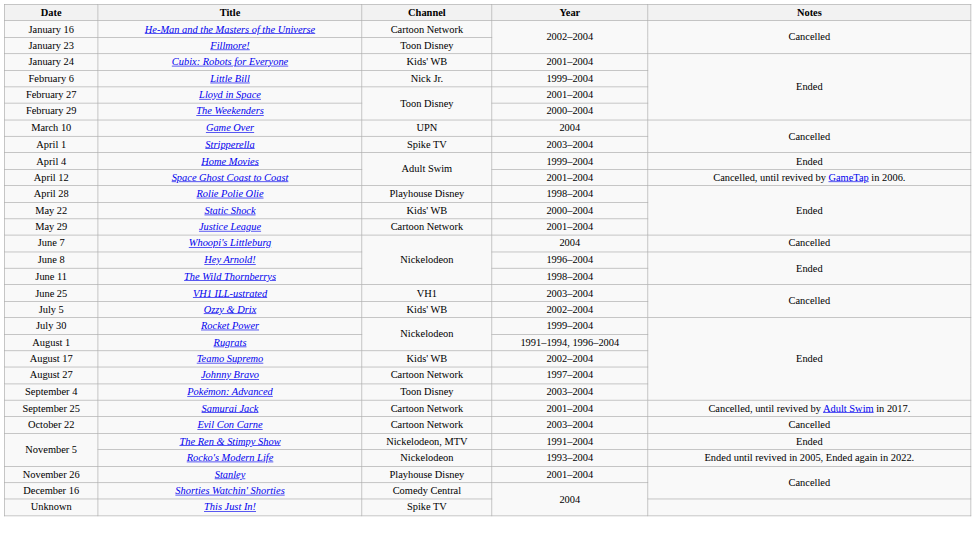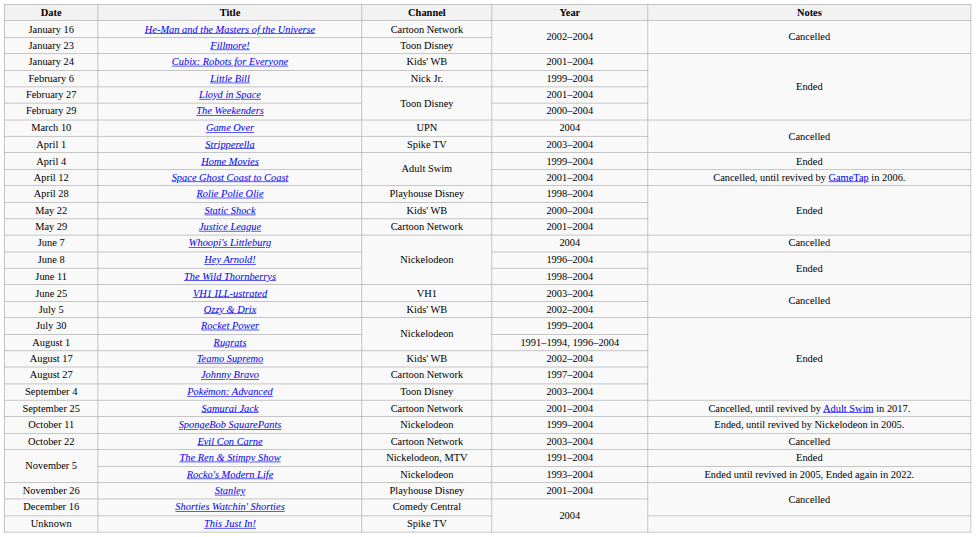+ row: (230, 425)
